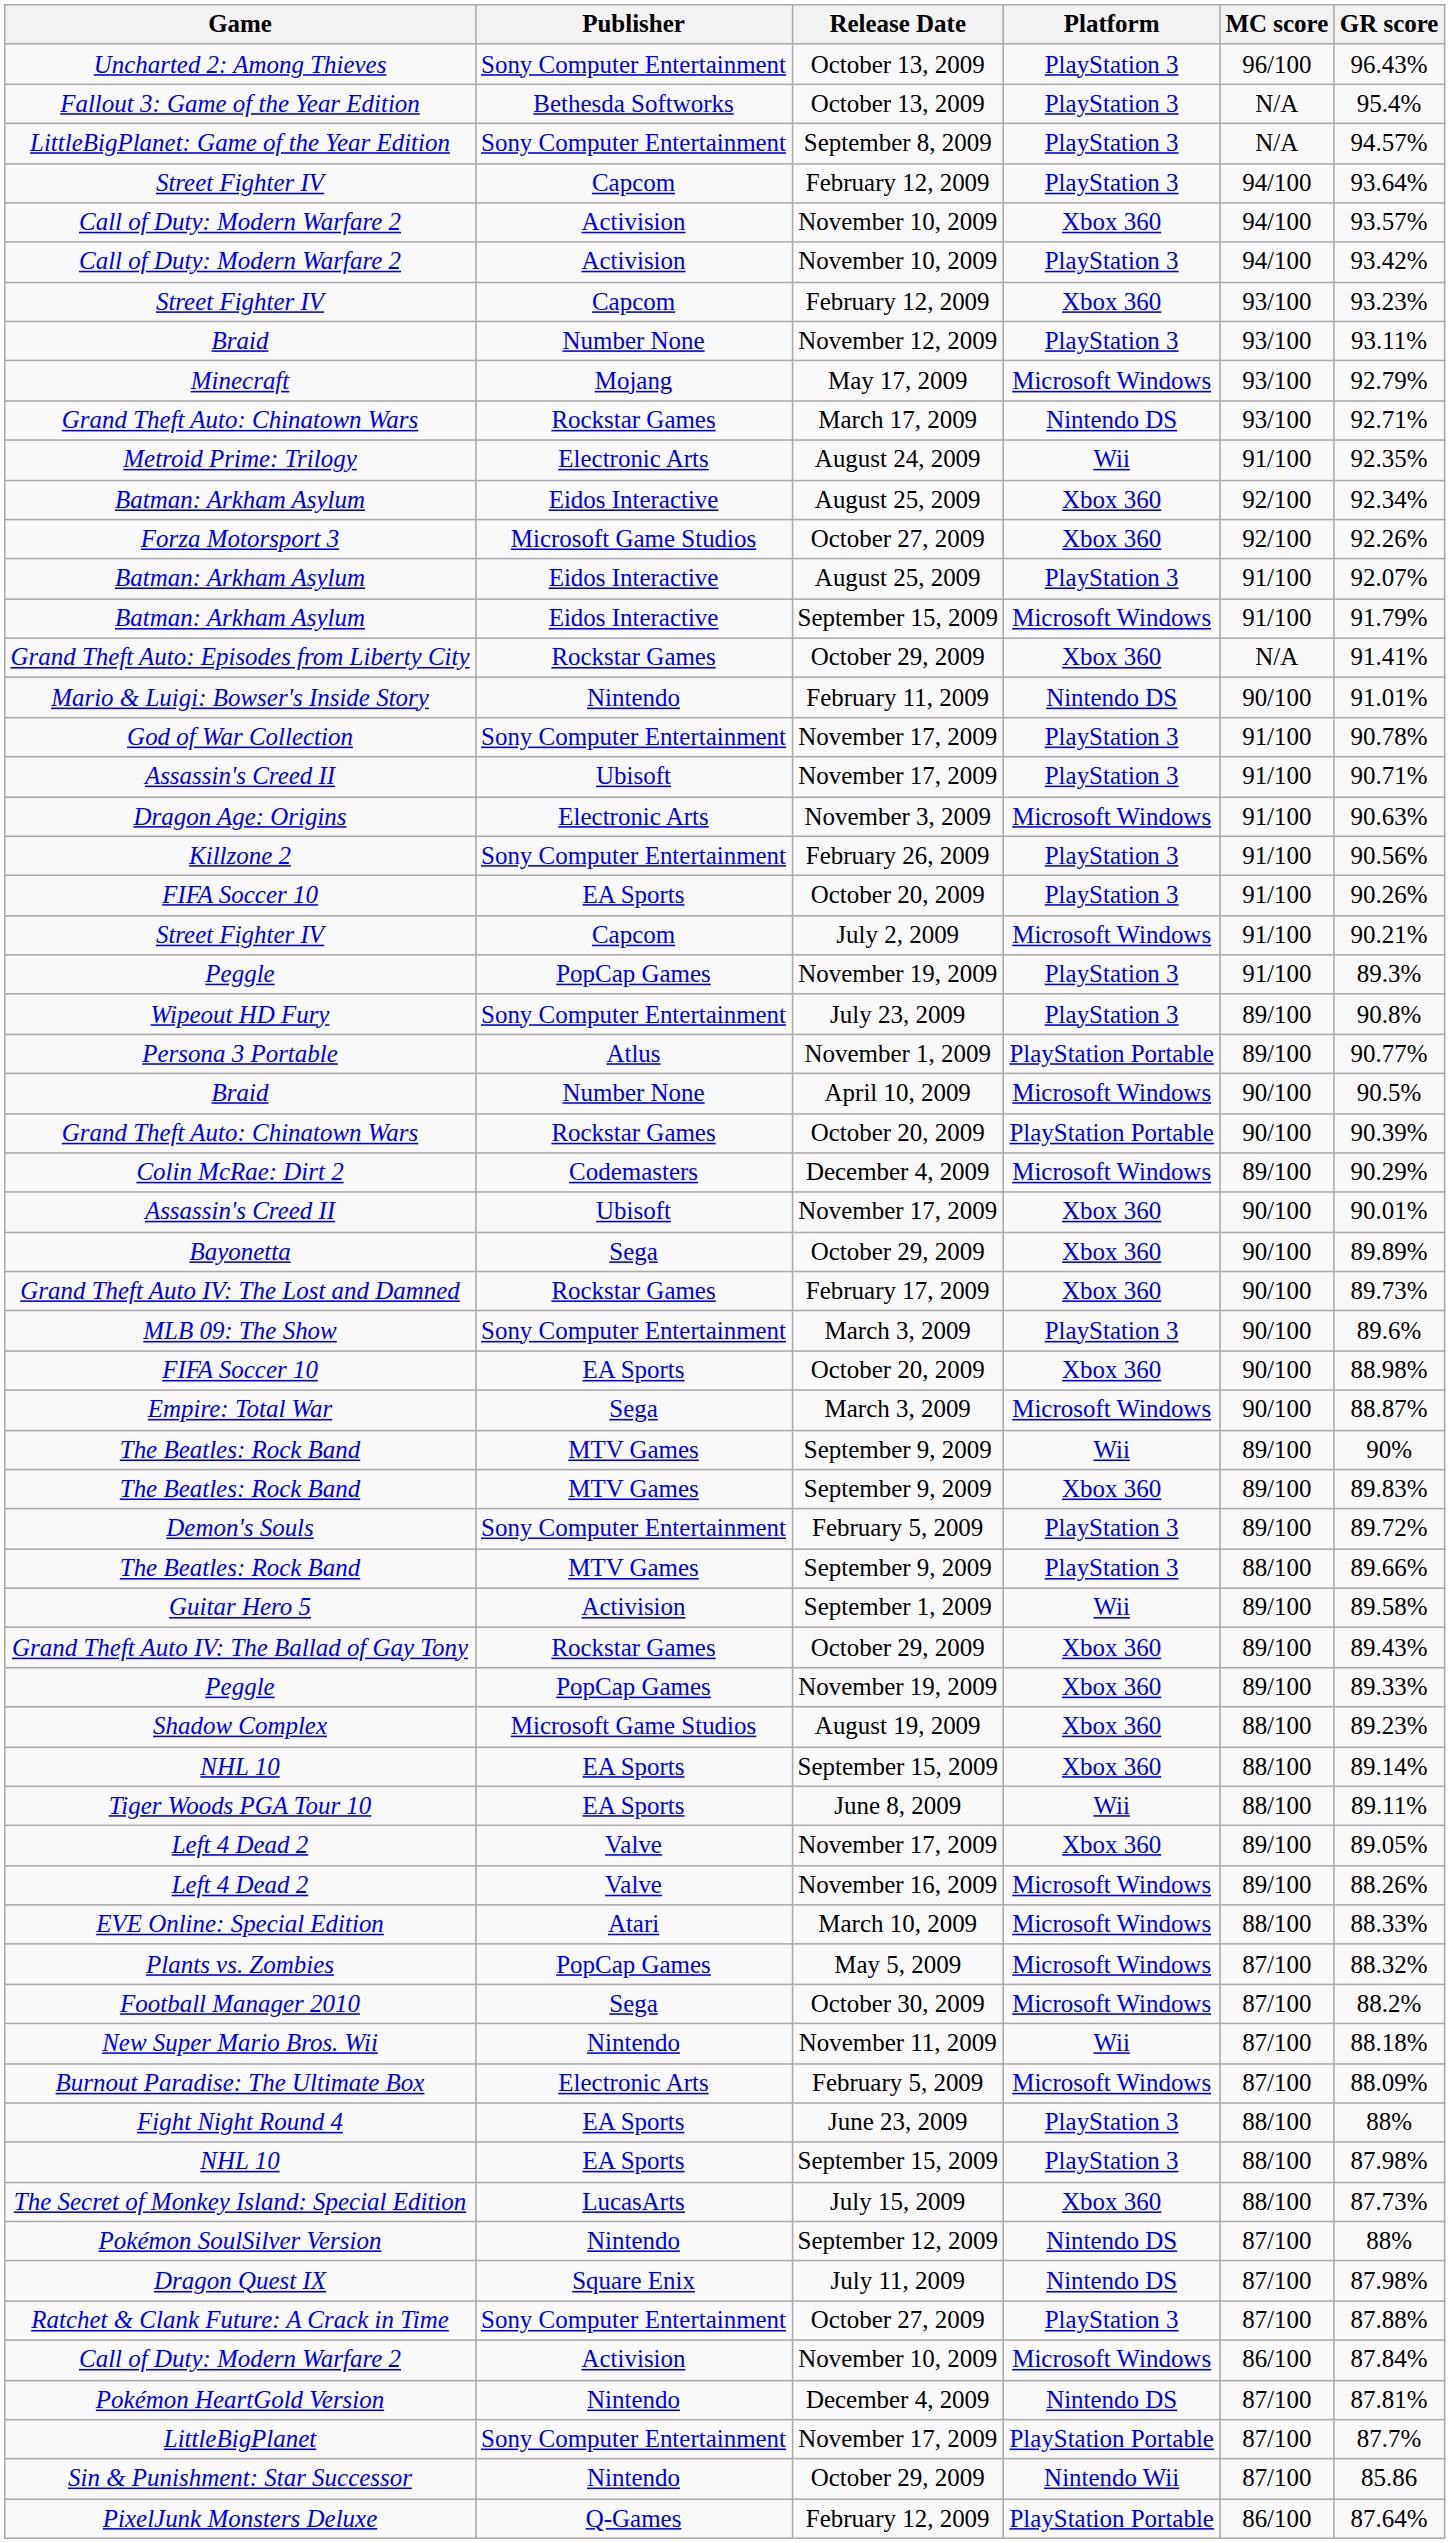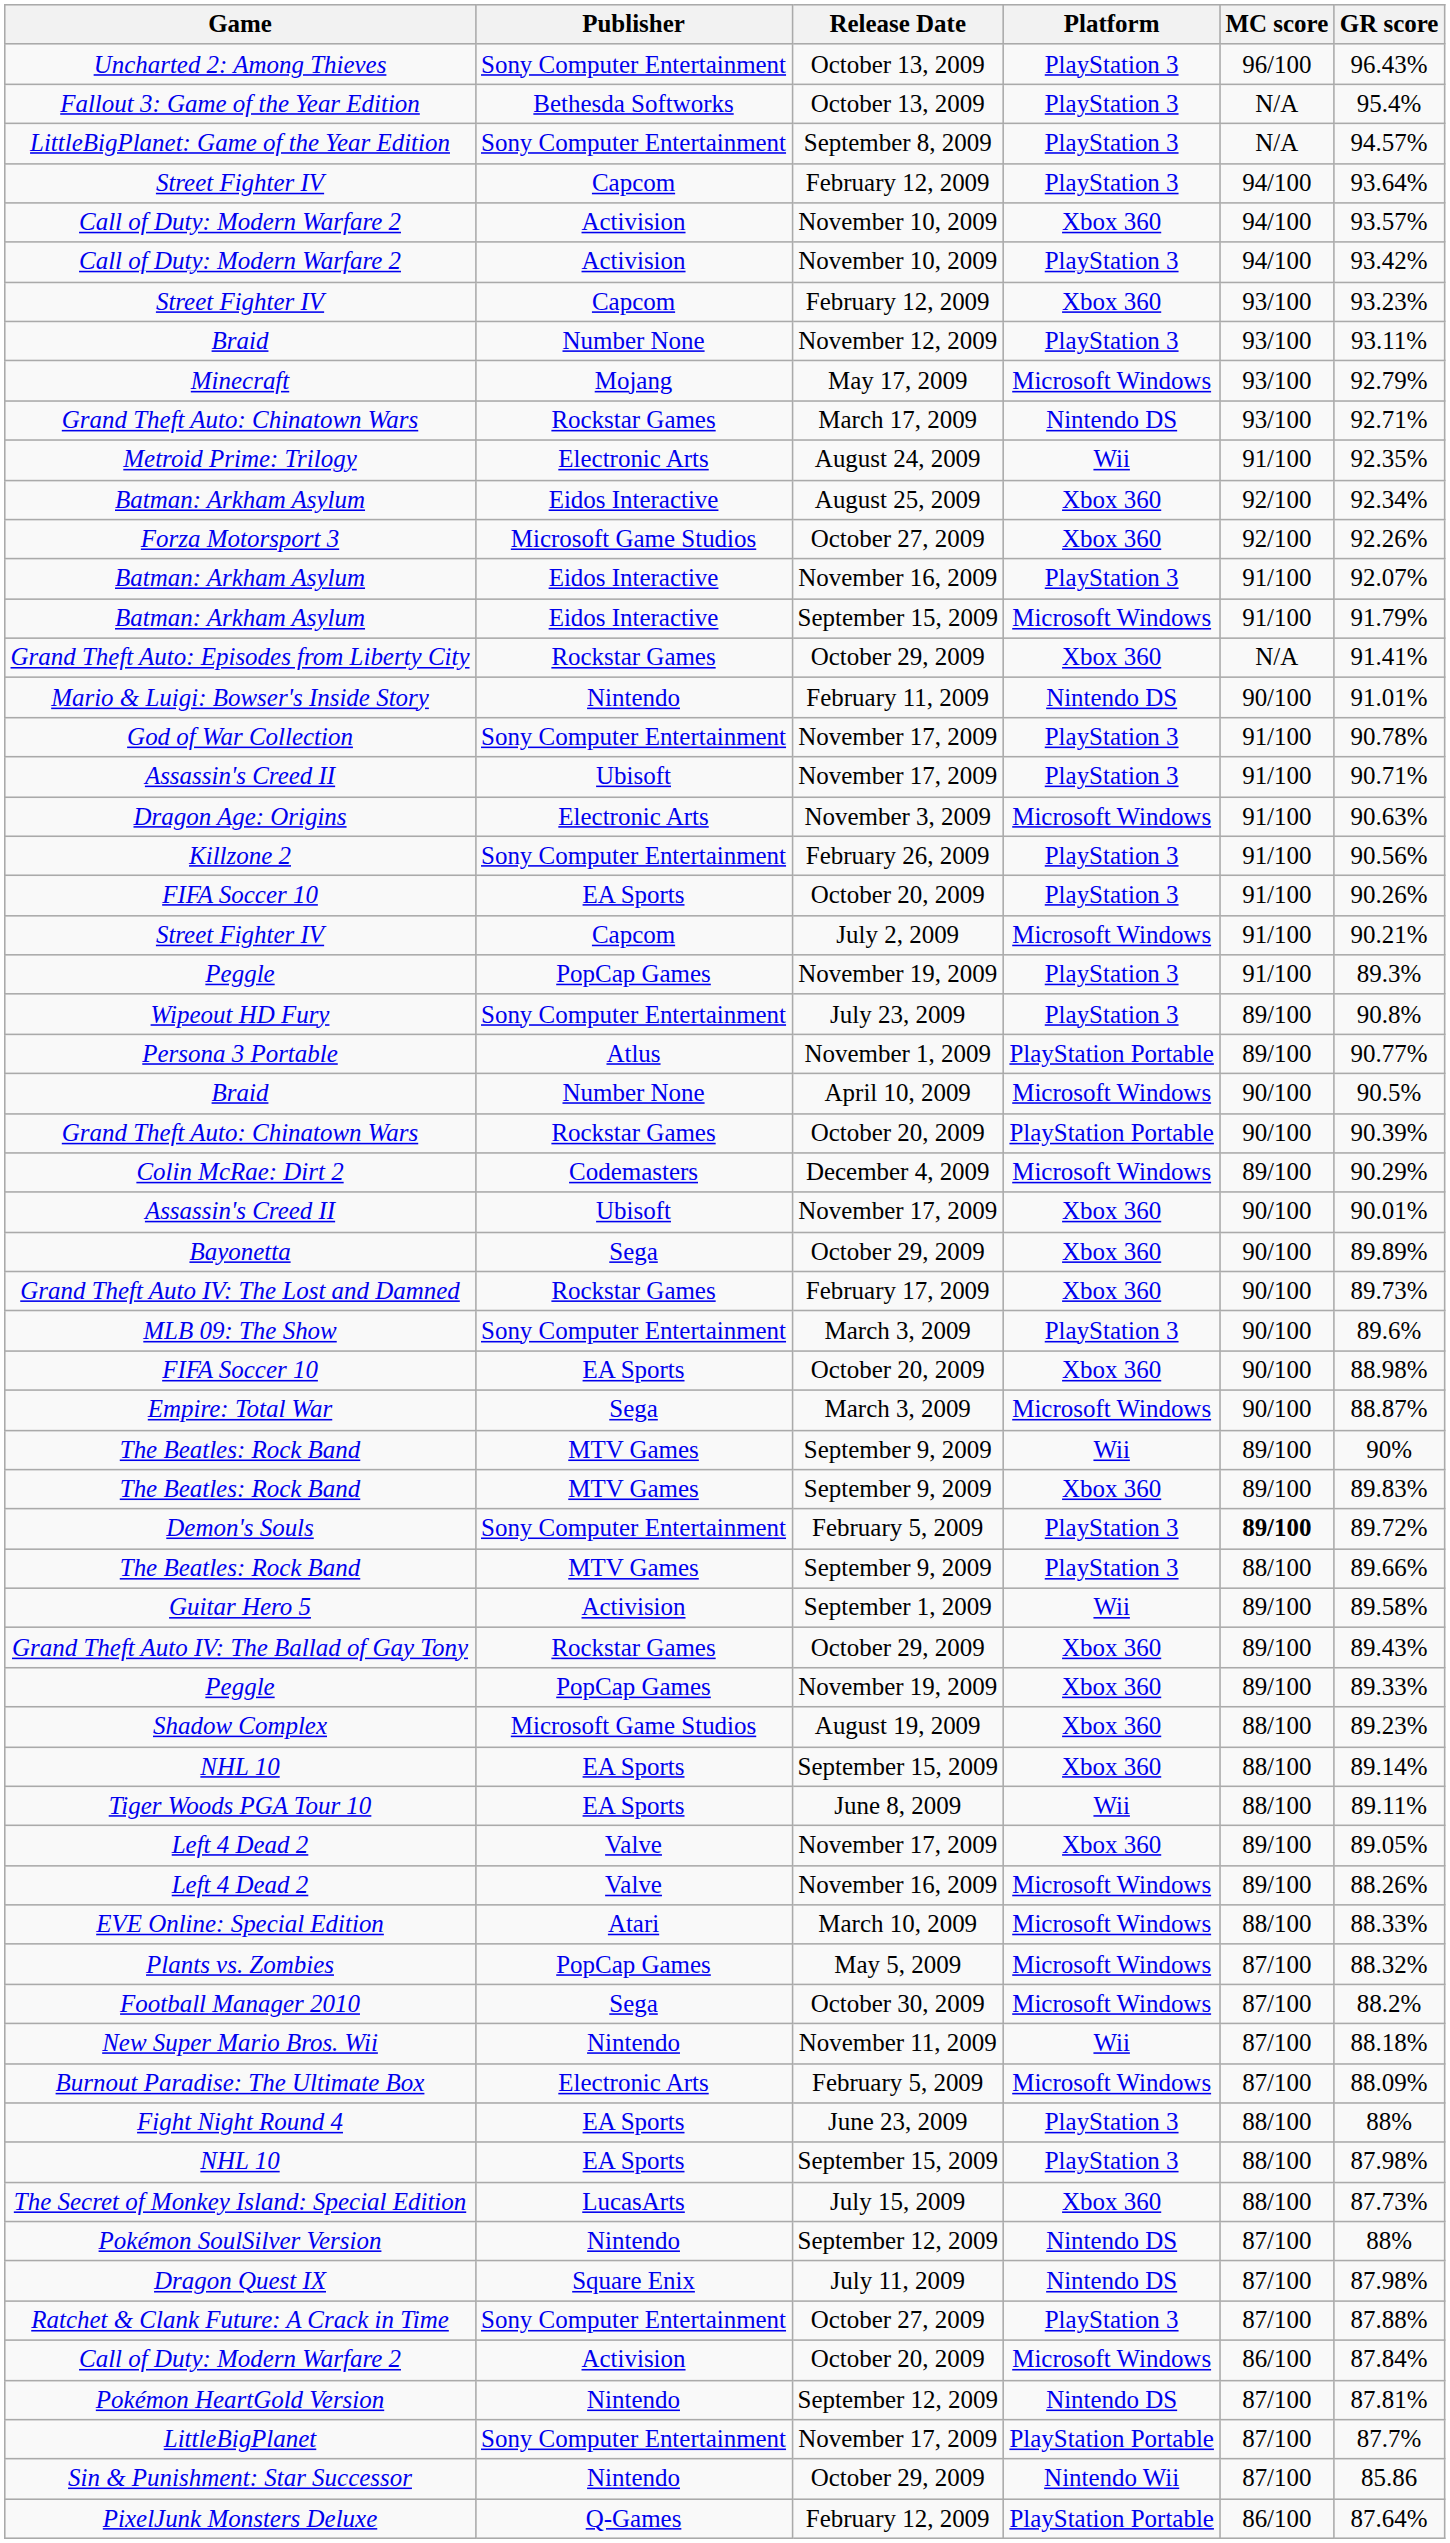(898, 578) August 25, 2009 -> (898, 578) November 16, 2009
(1277, 1528) normal -> (1277, 1528) bold
(898, 2359) November 10, 2009 -> (898, 2359) October 20, 2009
(898, 2399) December 4, 2009 -> (898, 2399) September 12, 2009
